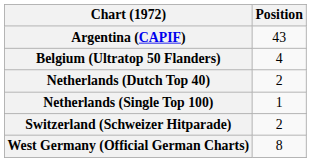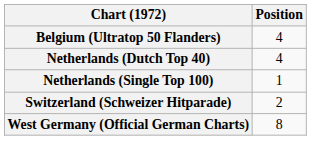- row: (128, 37)
(279, 80) 2 -> (279, 59) 4
